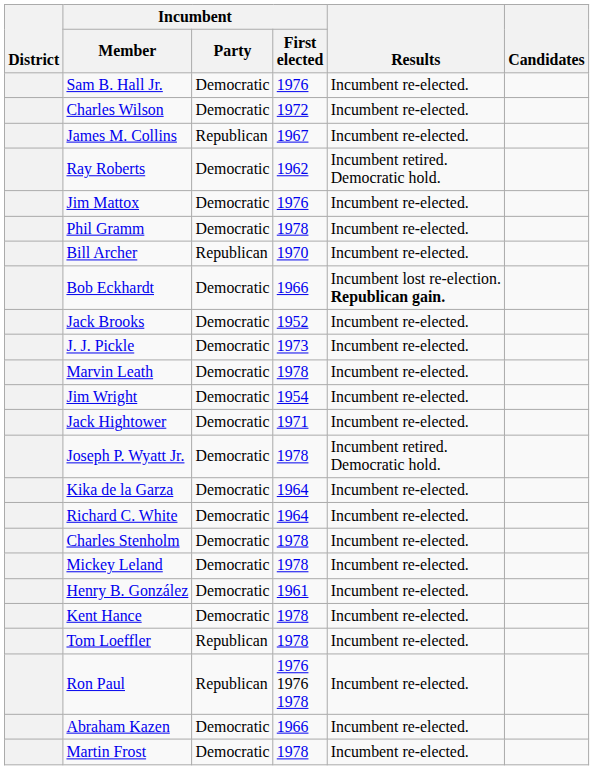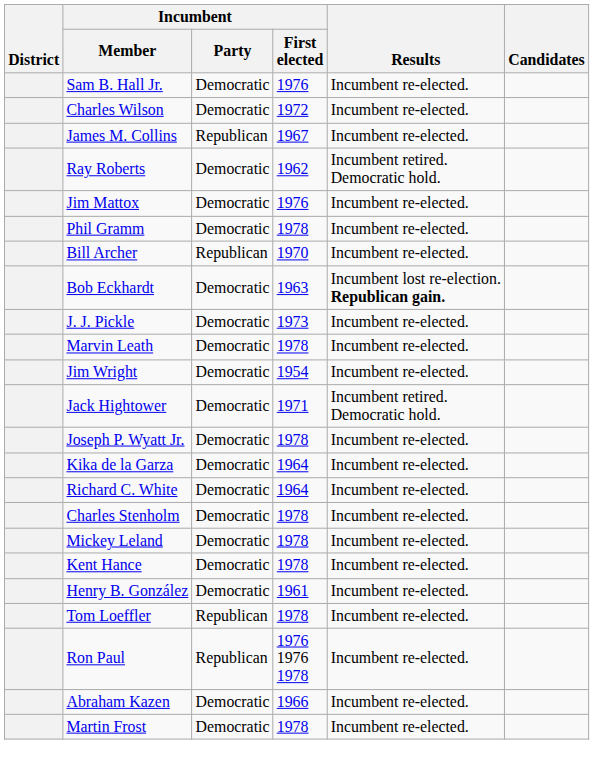(293, 287) 1966 -> (293, 287) 1963
- row: (105, 321)
(400, 422) Incumbent re-elected. -> (389, 406) Incumbent retired. Democratic hold.
(389, 456) Incumbent retired. Democratic hold. -> (400, 440) Incumbent re-elected.
rows swapped: (104, 615) <-> (127, 590)
